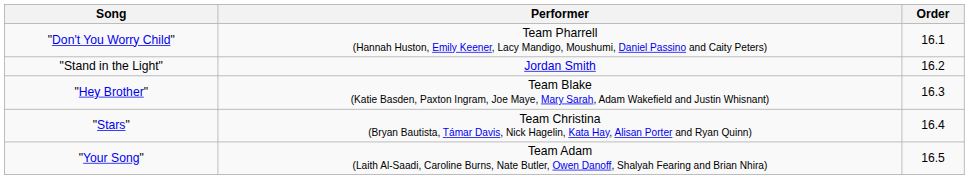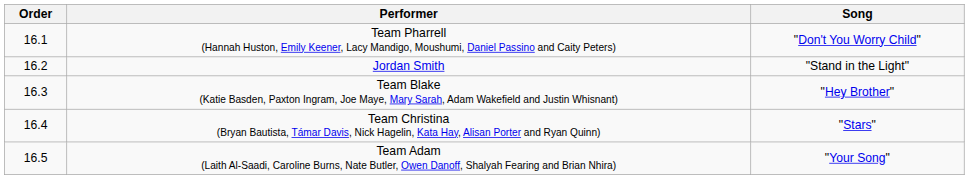columns swapped: (933, 14) <-> (111, 14)
